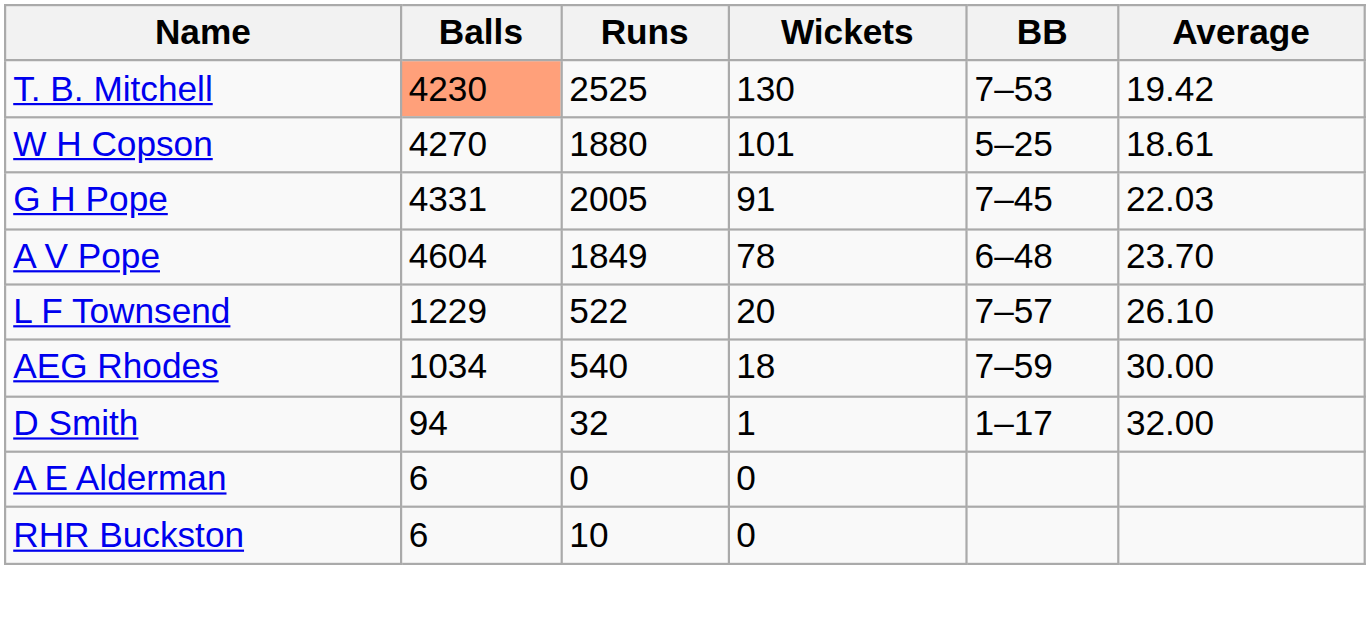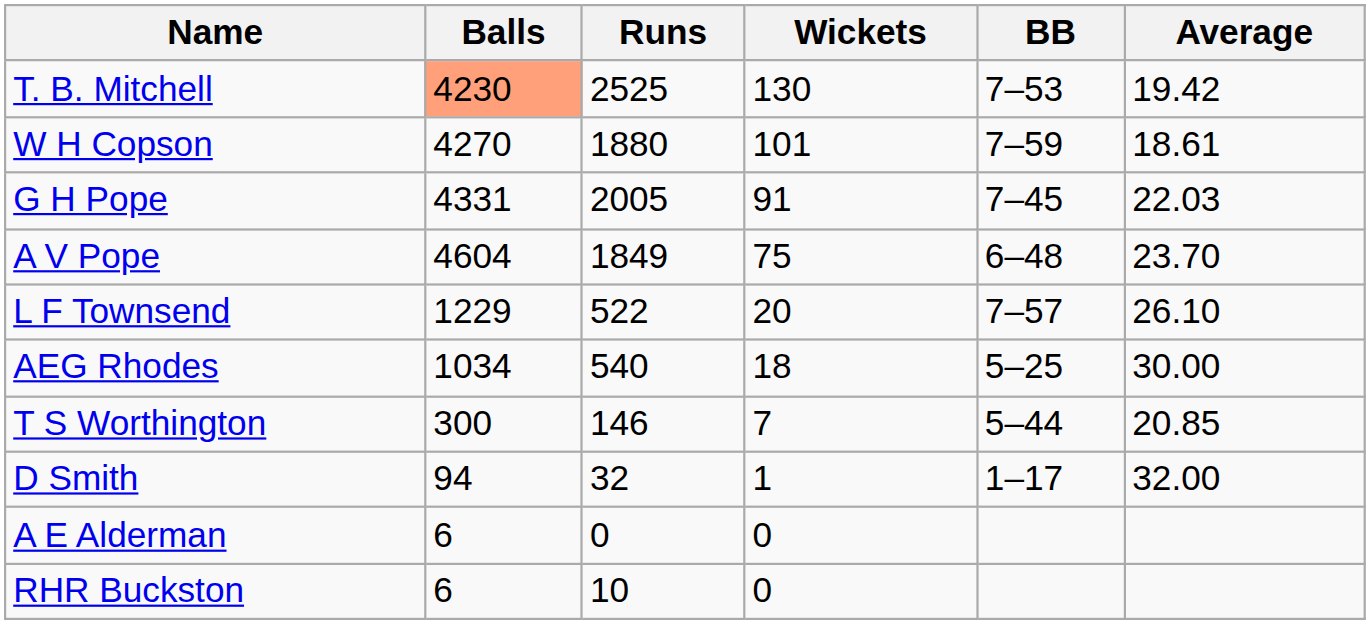(1014, 144) 5–25 -> (1024, 144) 7–59
(756, 255) 78 -> (772, 255) 75
(1014, 367) 7–59 -> (1024, 367) 5–25
+ row: (140, 423)
